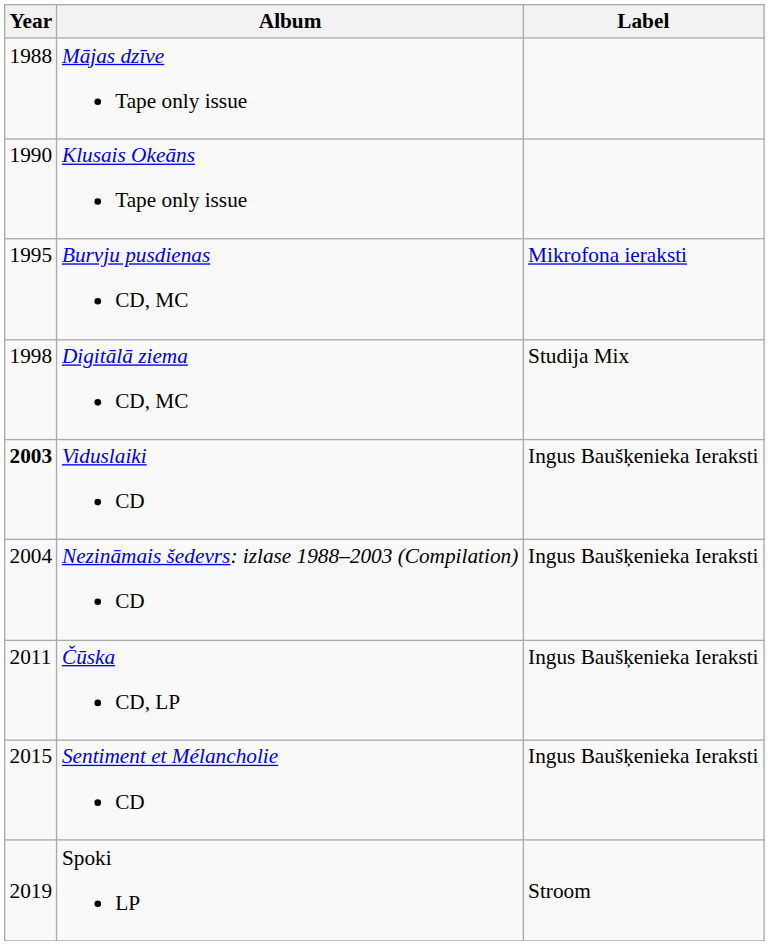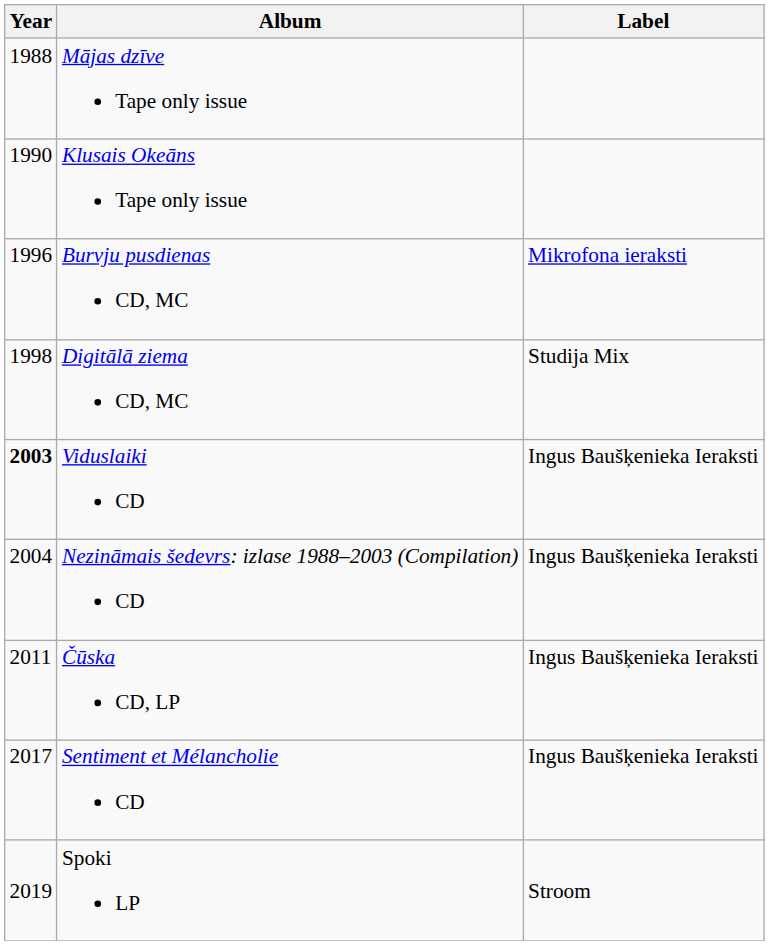(31, 255) 1995 -> (31, 255) 1996
(31, 756) 2015 -> (31, 756) 2017
